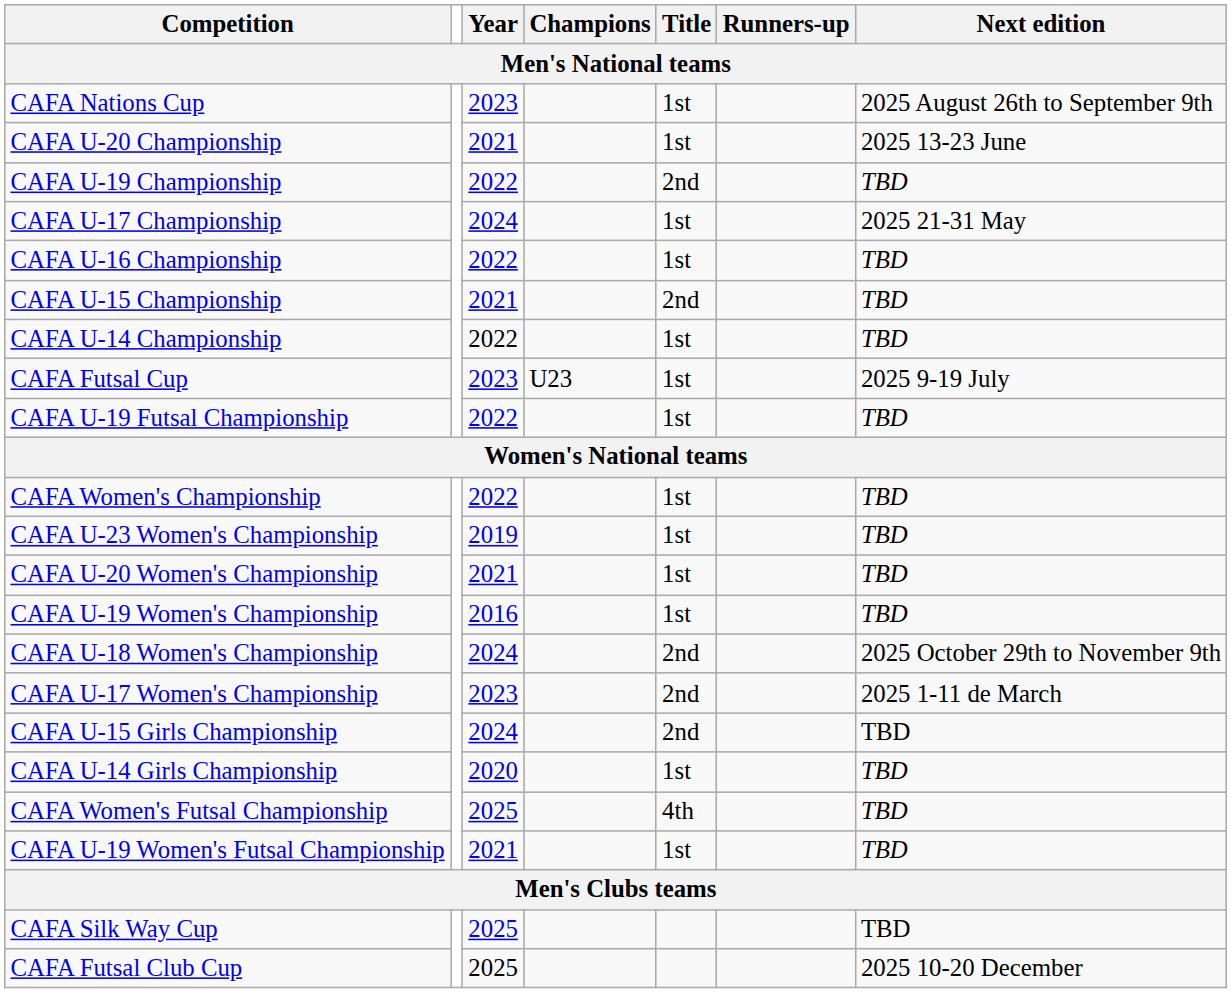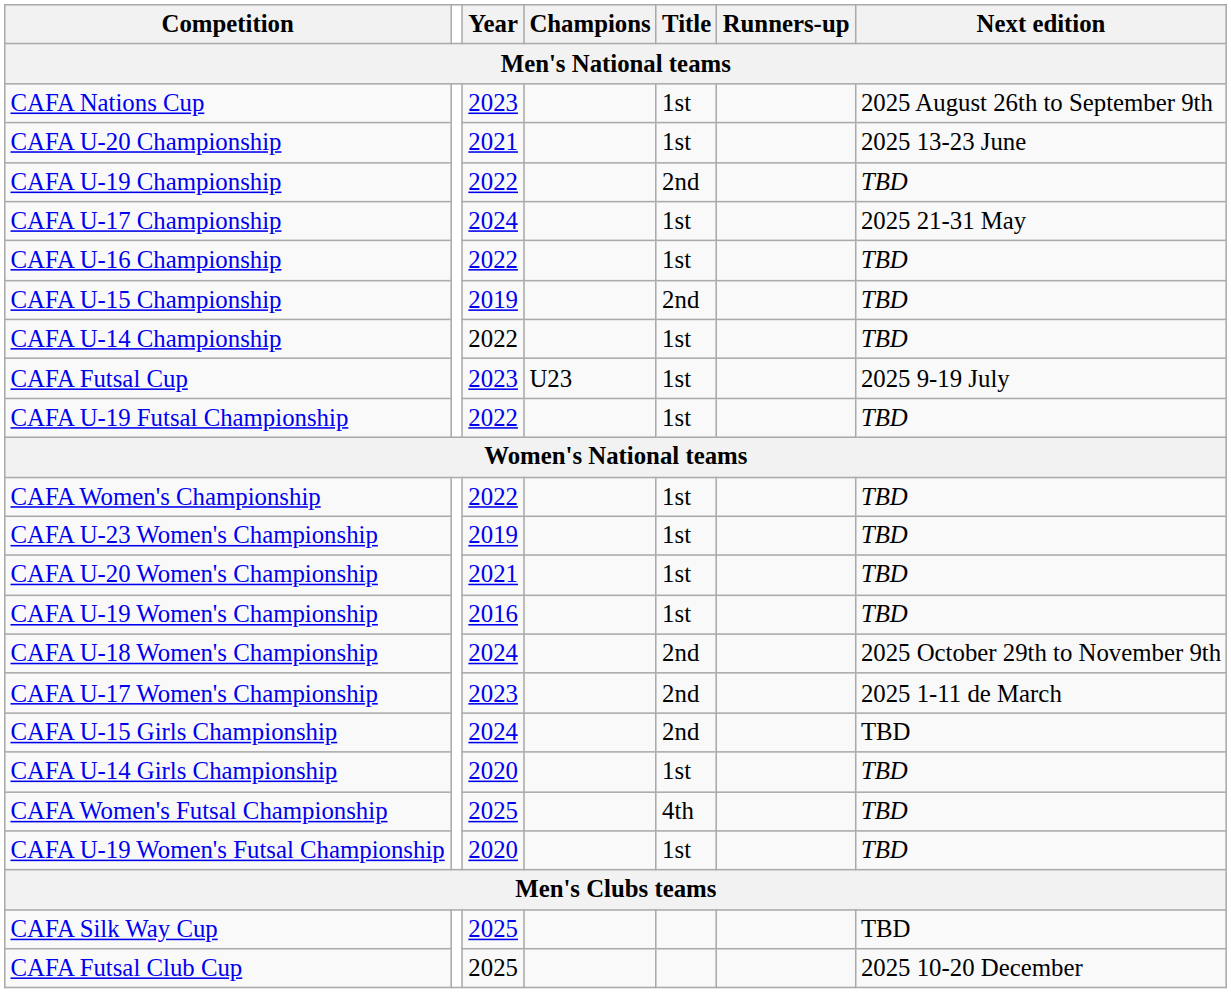(493, 299) 2021 -> (493, 299) 2019
(493, 850) 2021 -> (493, 850) 2020
